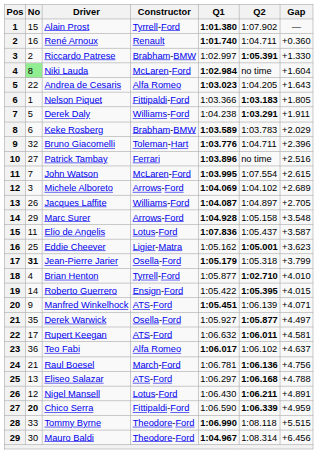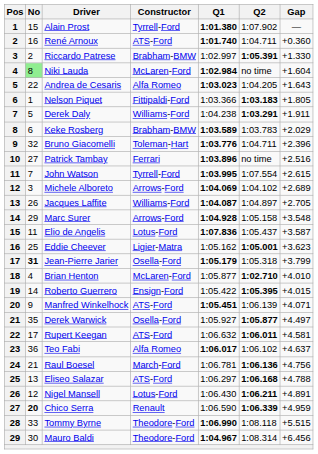(149, 41) Renault -> (152, 41) ATS-Ford
(162, 173) McLaren-Ford -> (156, 173) Tyrrell-Ford
(156, 276) Tyrrell-Ford -> (162, 276) McLaren-Ford
(161, 408) Fittipaldi-Ford -> (149, 408) Renault
